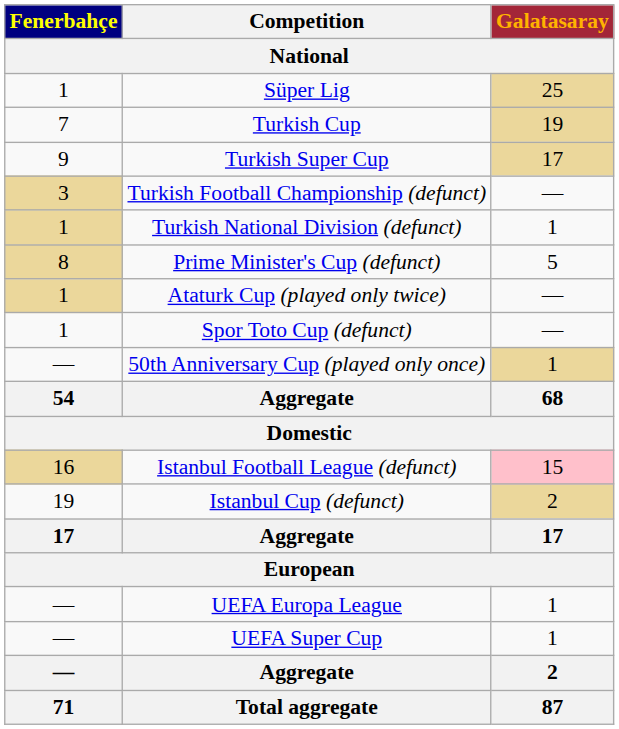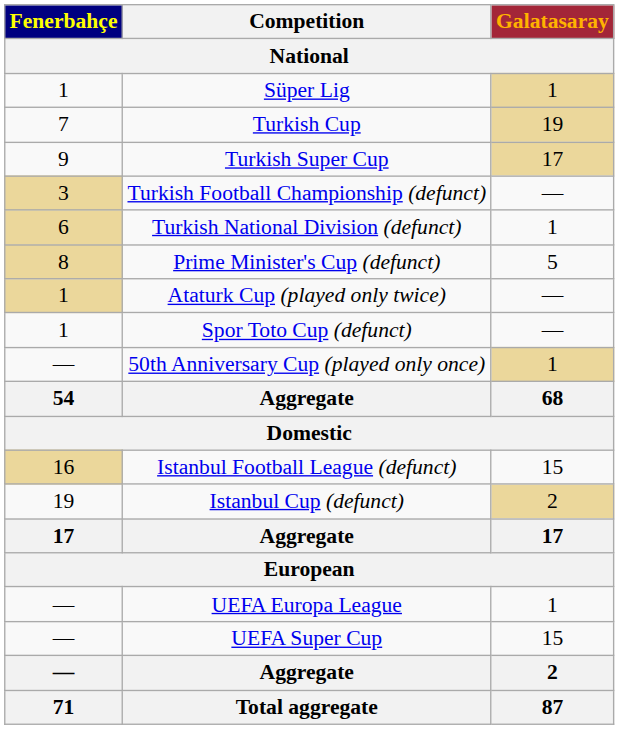(552, 90) 25 -> (552, 90) 1
(64, 227) 1 -> (64, 227) 6
(552, 466) pink background -> (552, 466) no background
(552, 638) 1 -> (552, 638) 15
